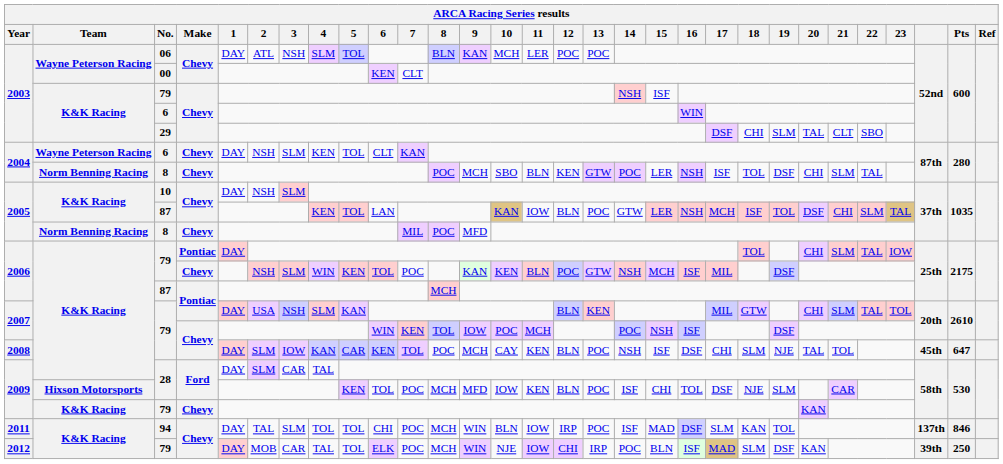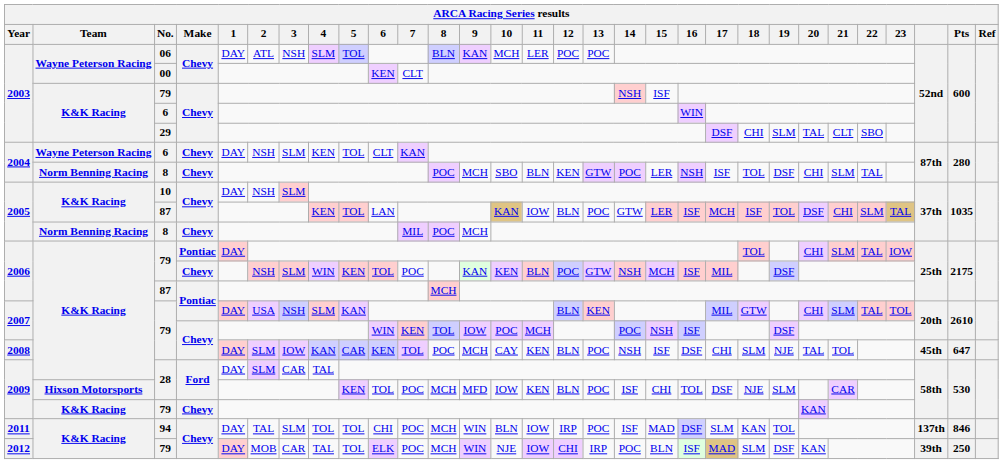(692, 211) NSH -> (692, 211) ISF
(475, 231) MFD -> (475, 231) MCH
